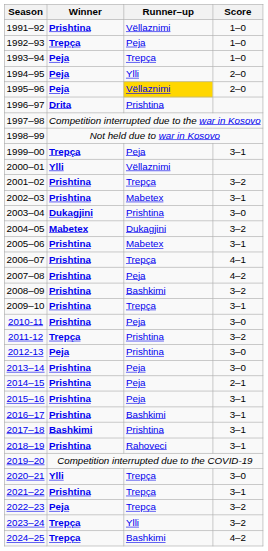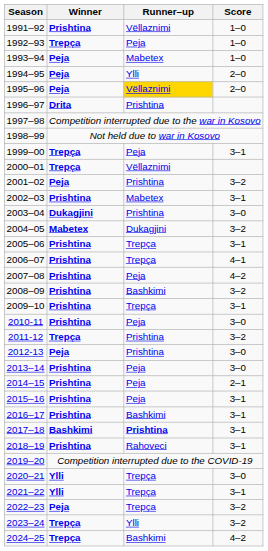(141, 58) Trepça -> (145, 58) Mabetex
(56, 167) Ylli -> (65, 167) Trepça
(70, 182) Prishtina -> (59, 182) Peja
(141, 182) Trepça -> (145, 182) Prishtina
(145, 244) Mabetex -> (141, 244) Trepça
(145, 430) normal -> (147, 430) bold
(70, 492) Prishtina -> (56, 492) Ylli
